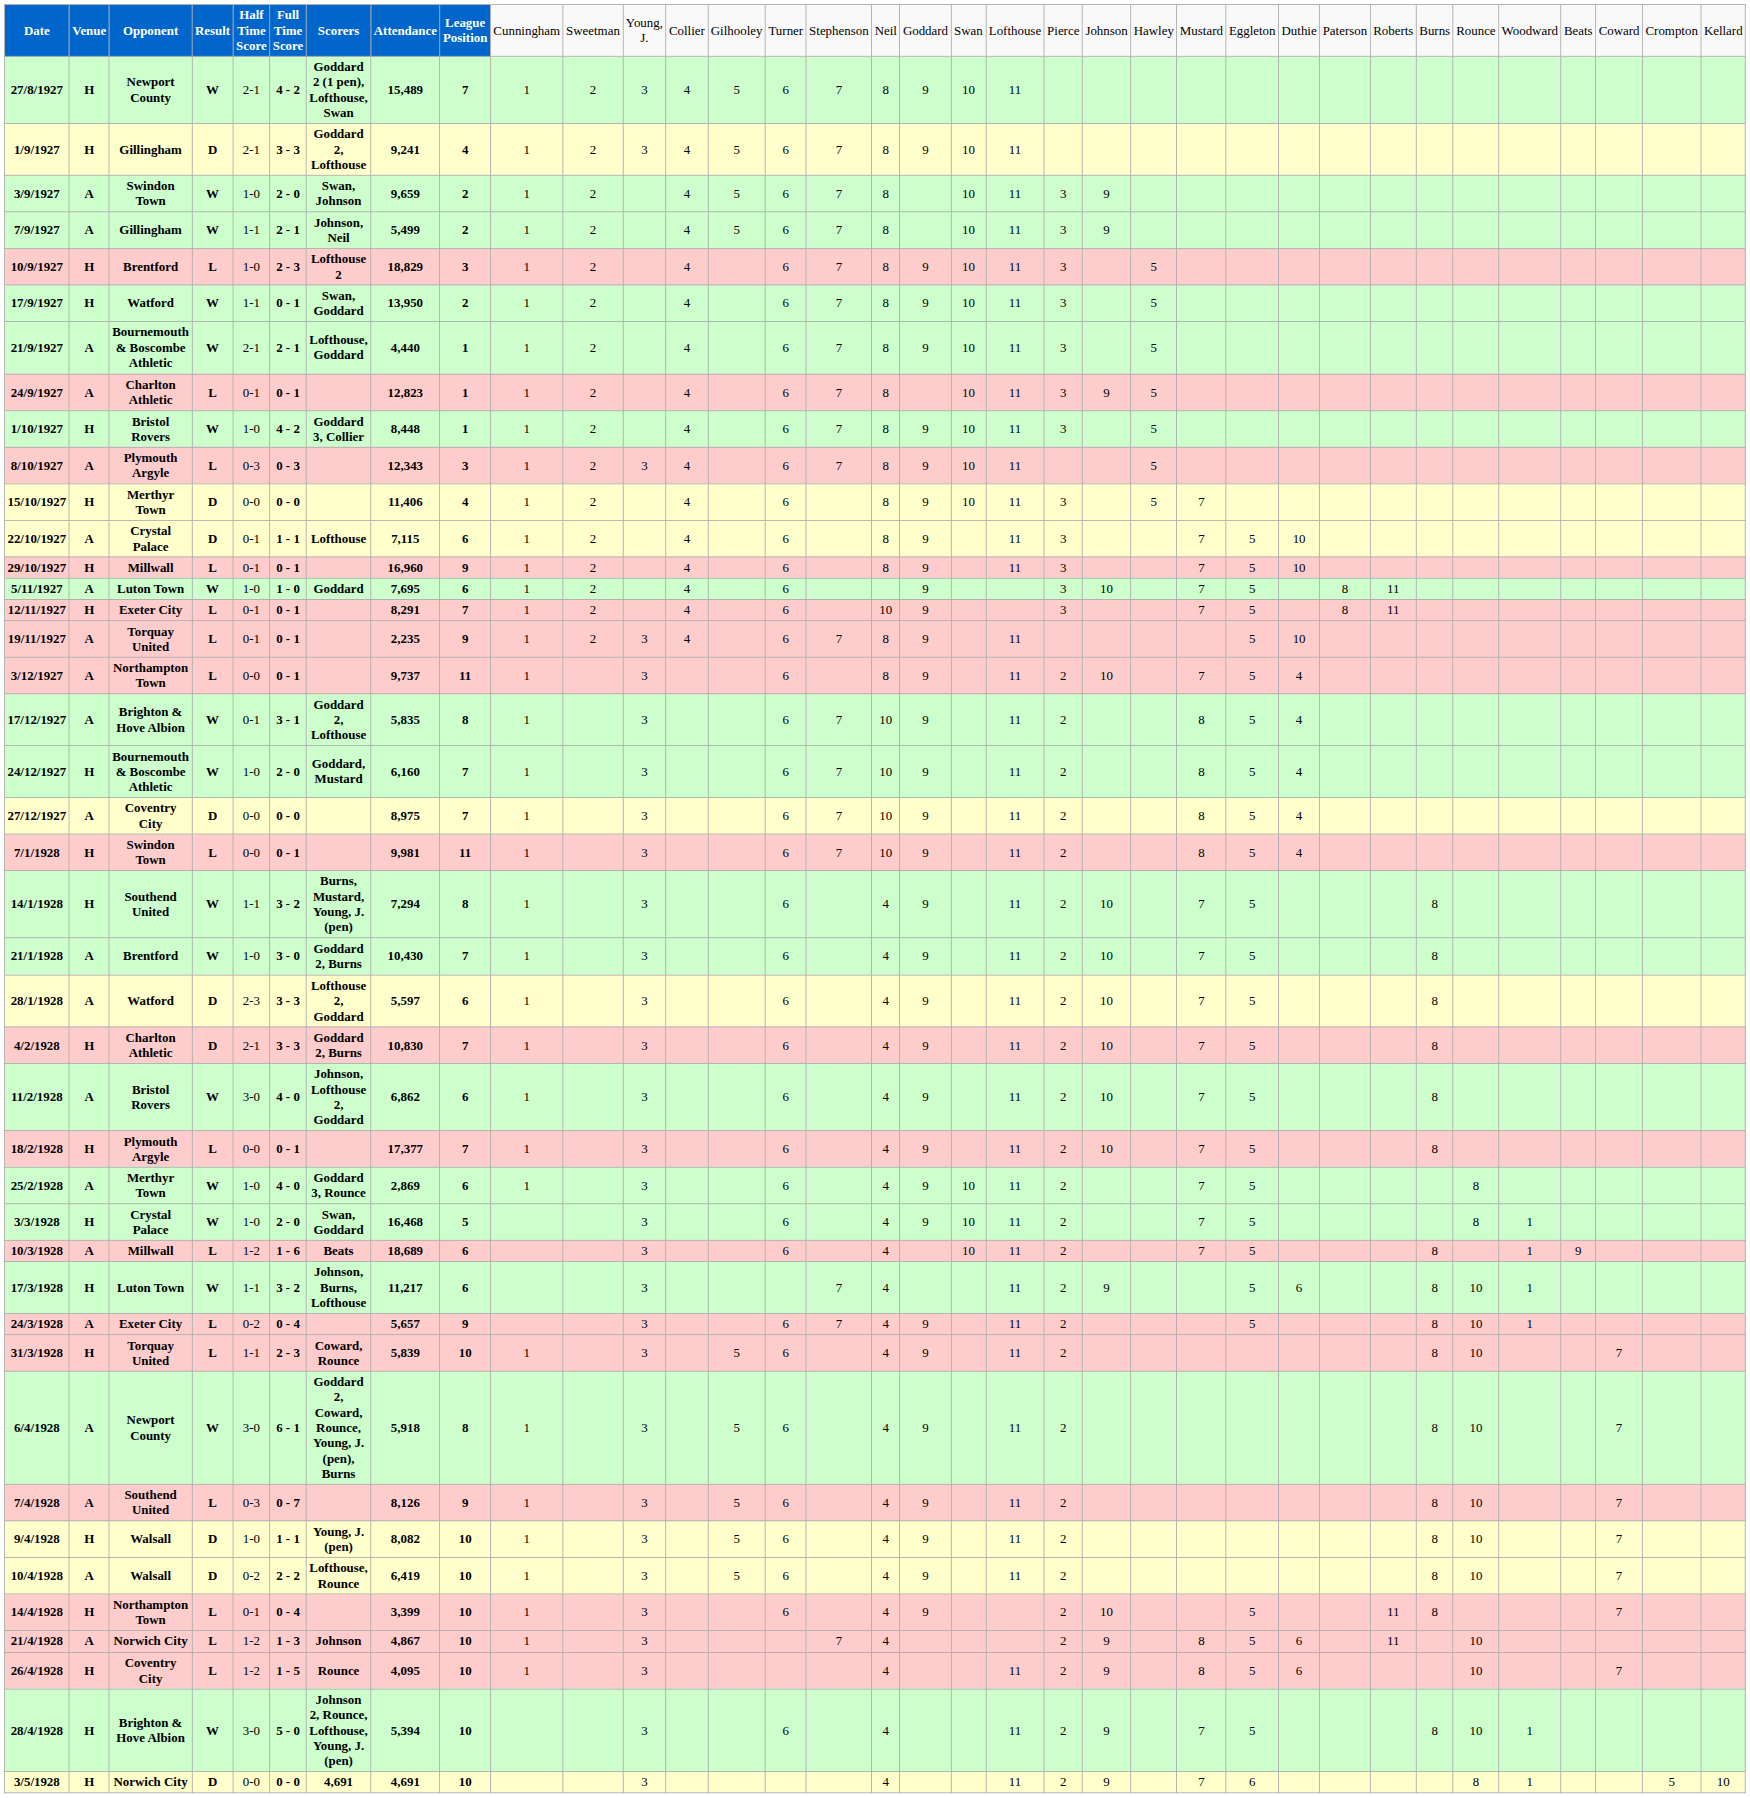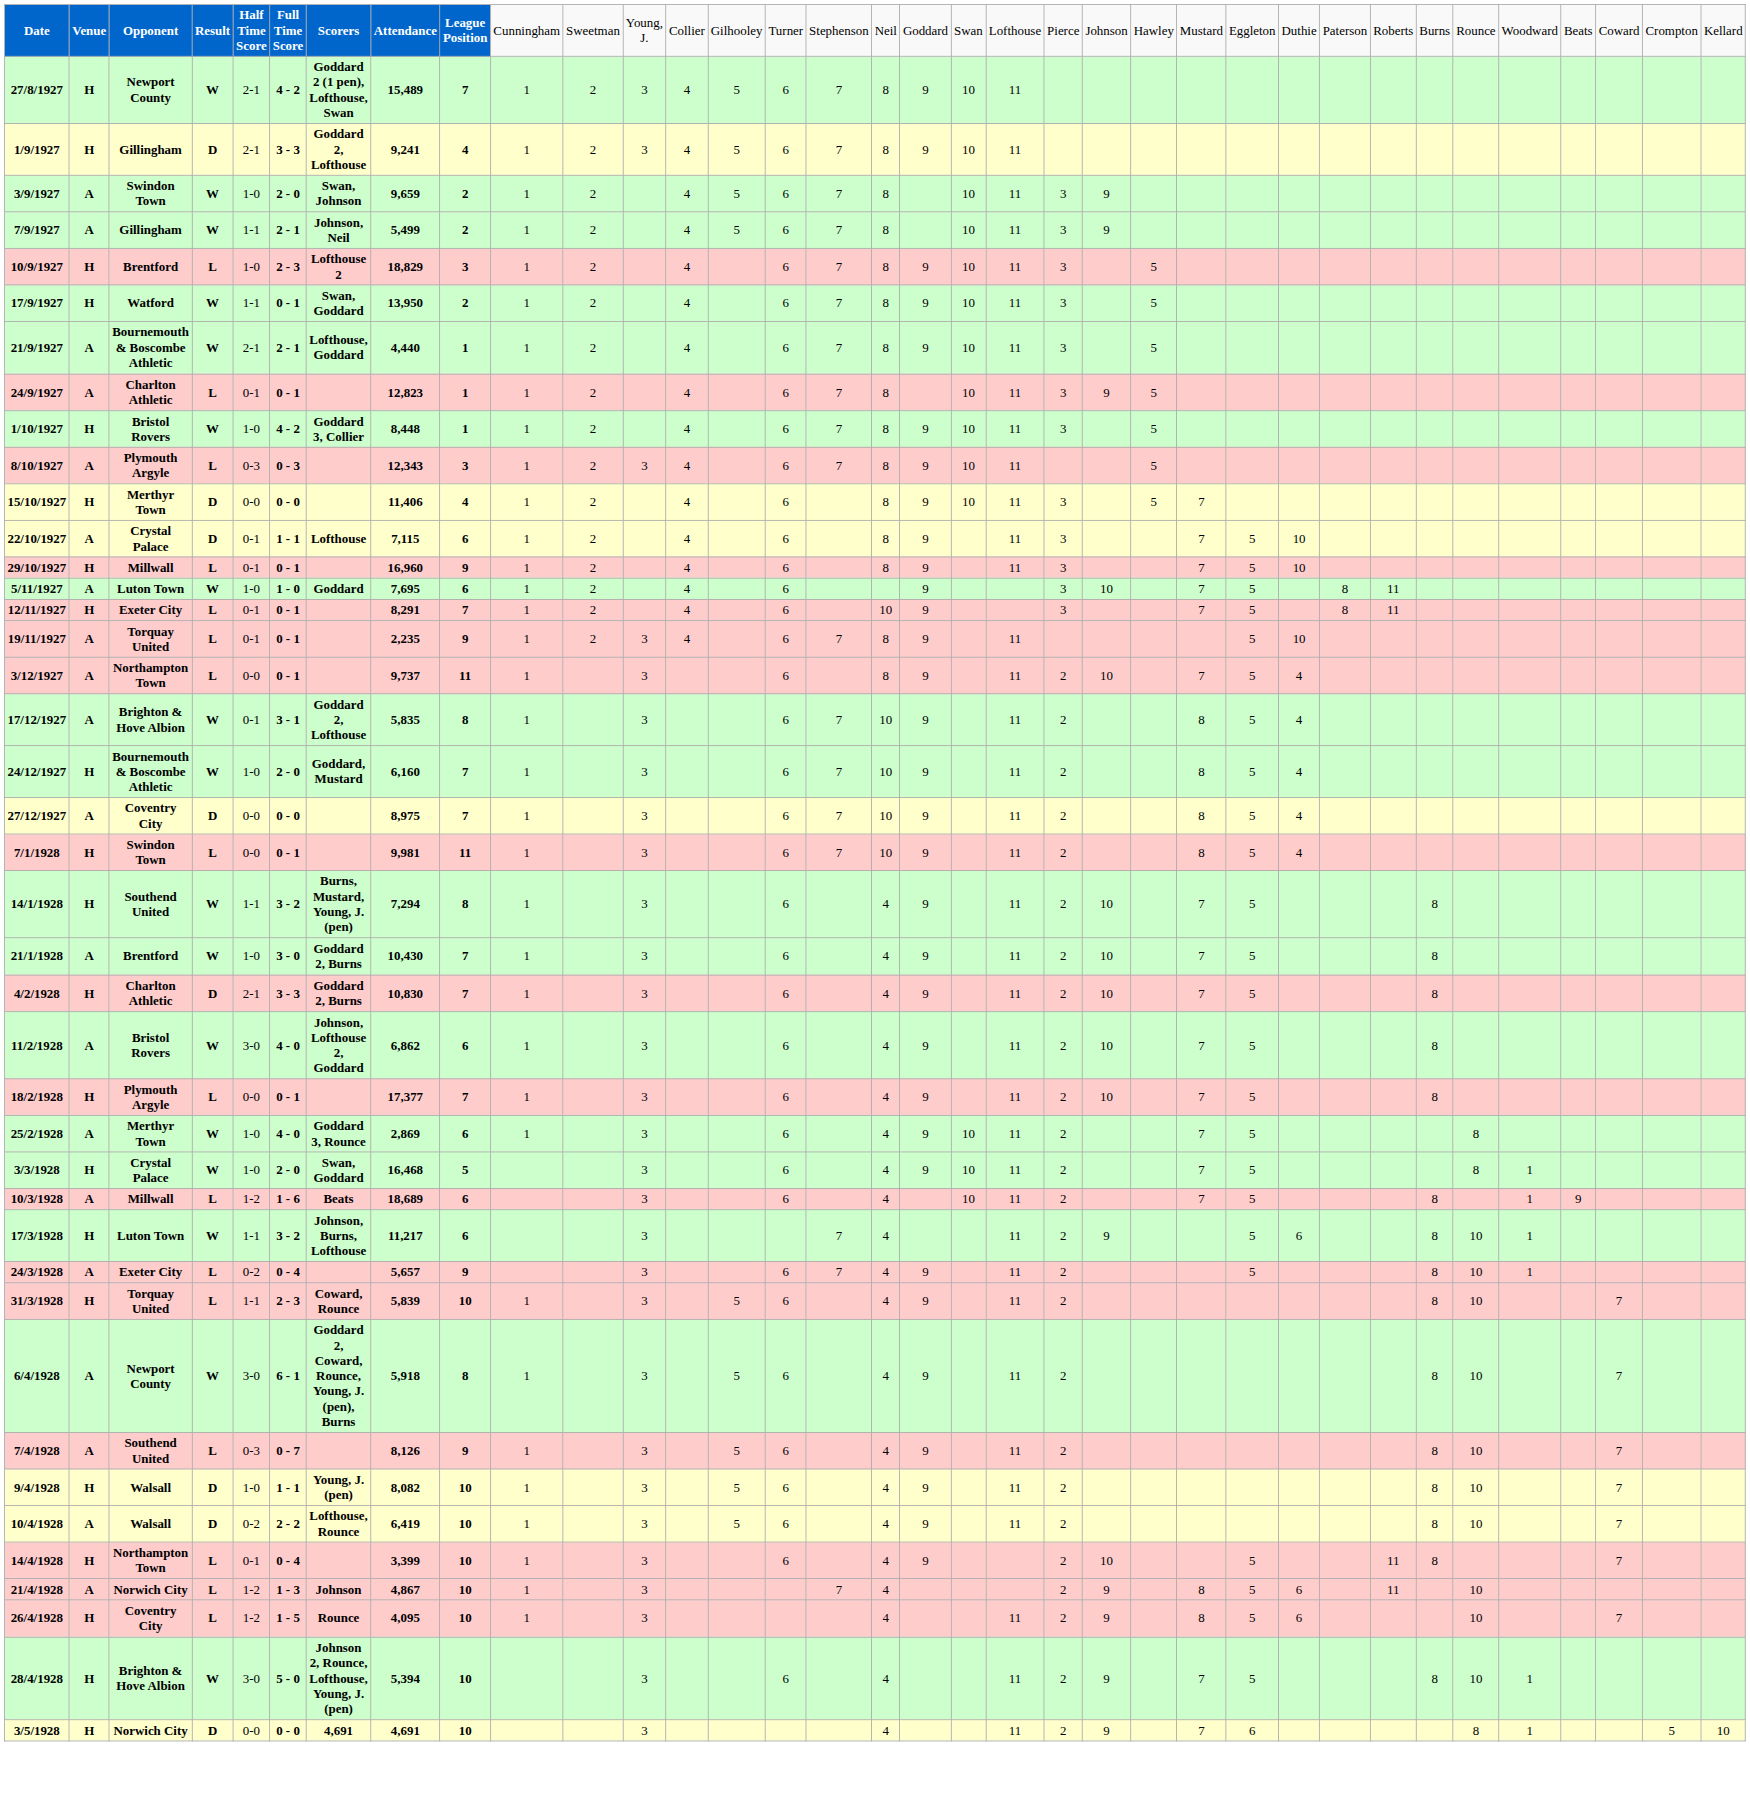- row: (37, 1000)
